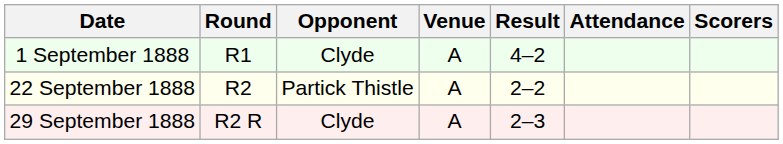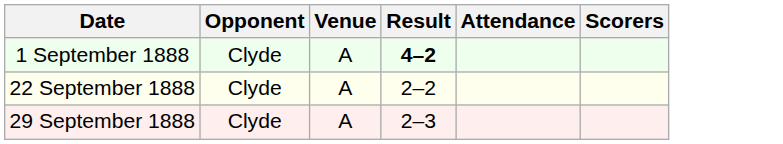- column: (238, 21)
(528, 54) normal -> (418, 54) bold
(348, 88) Partick Thistle -> (255, 88) Clyde
